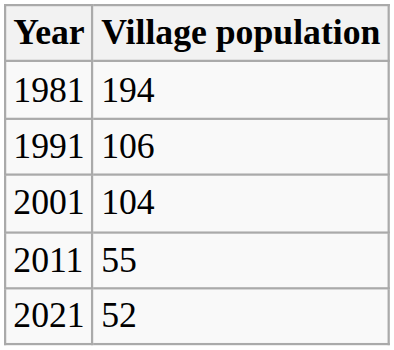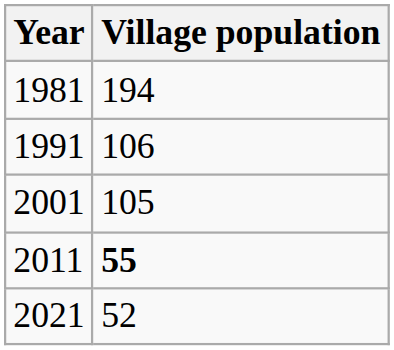(128, 202) 104 -> (128, 202) 105
(119, 259) normal -> (119, 259) bold
